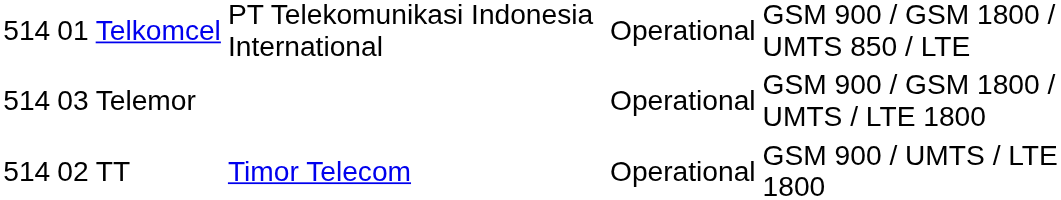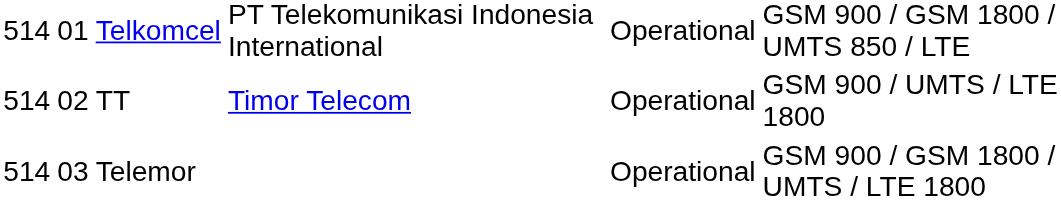rows swapped: (113, 171) <-> (146, 100)
